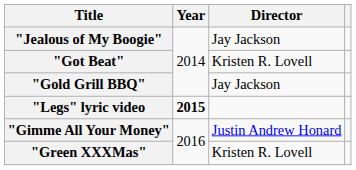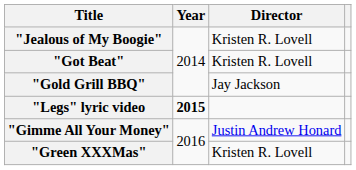(246, 38) Jay Jackson -> (262, 38) Kristen R. Lovell
